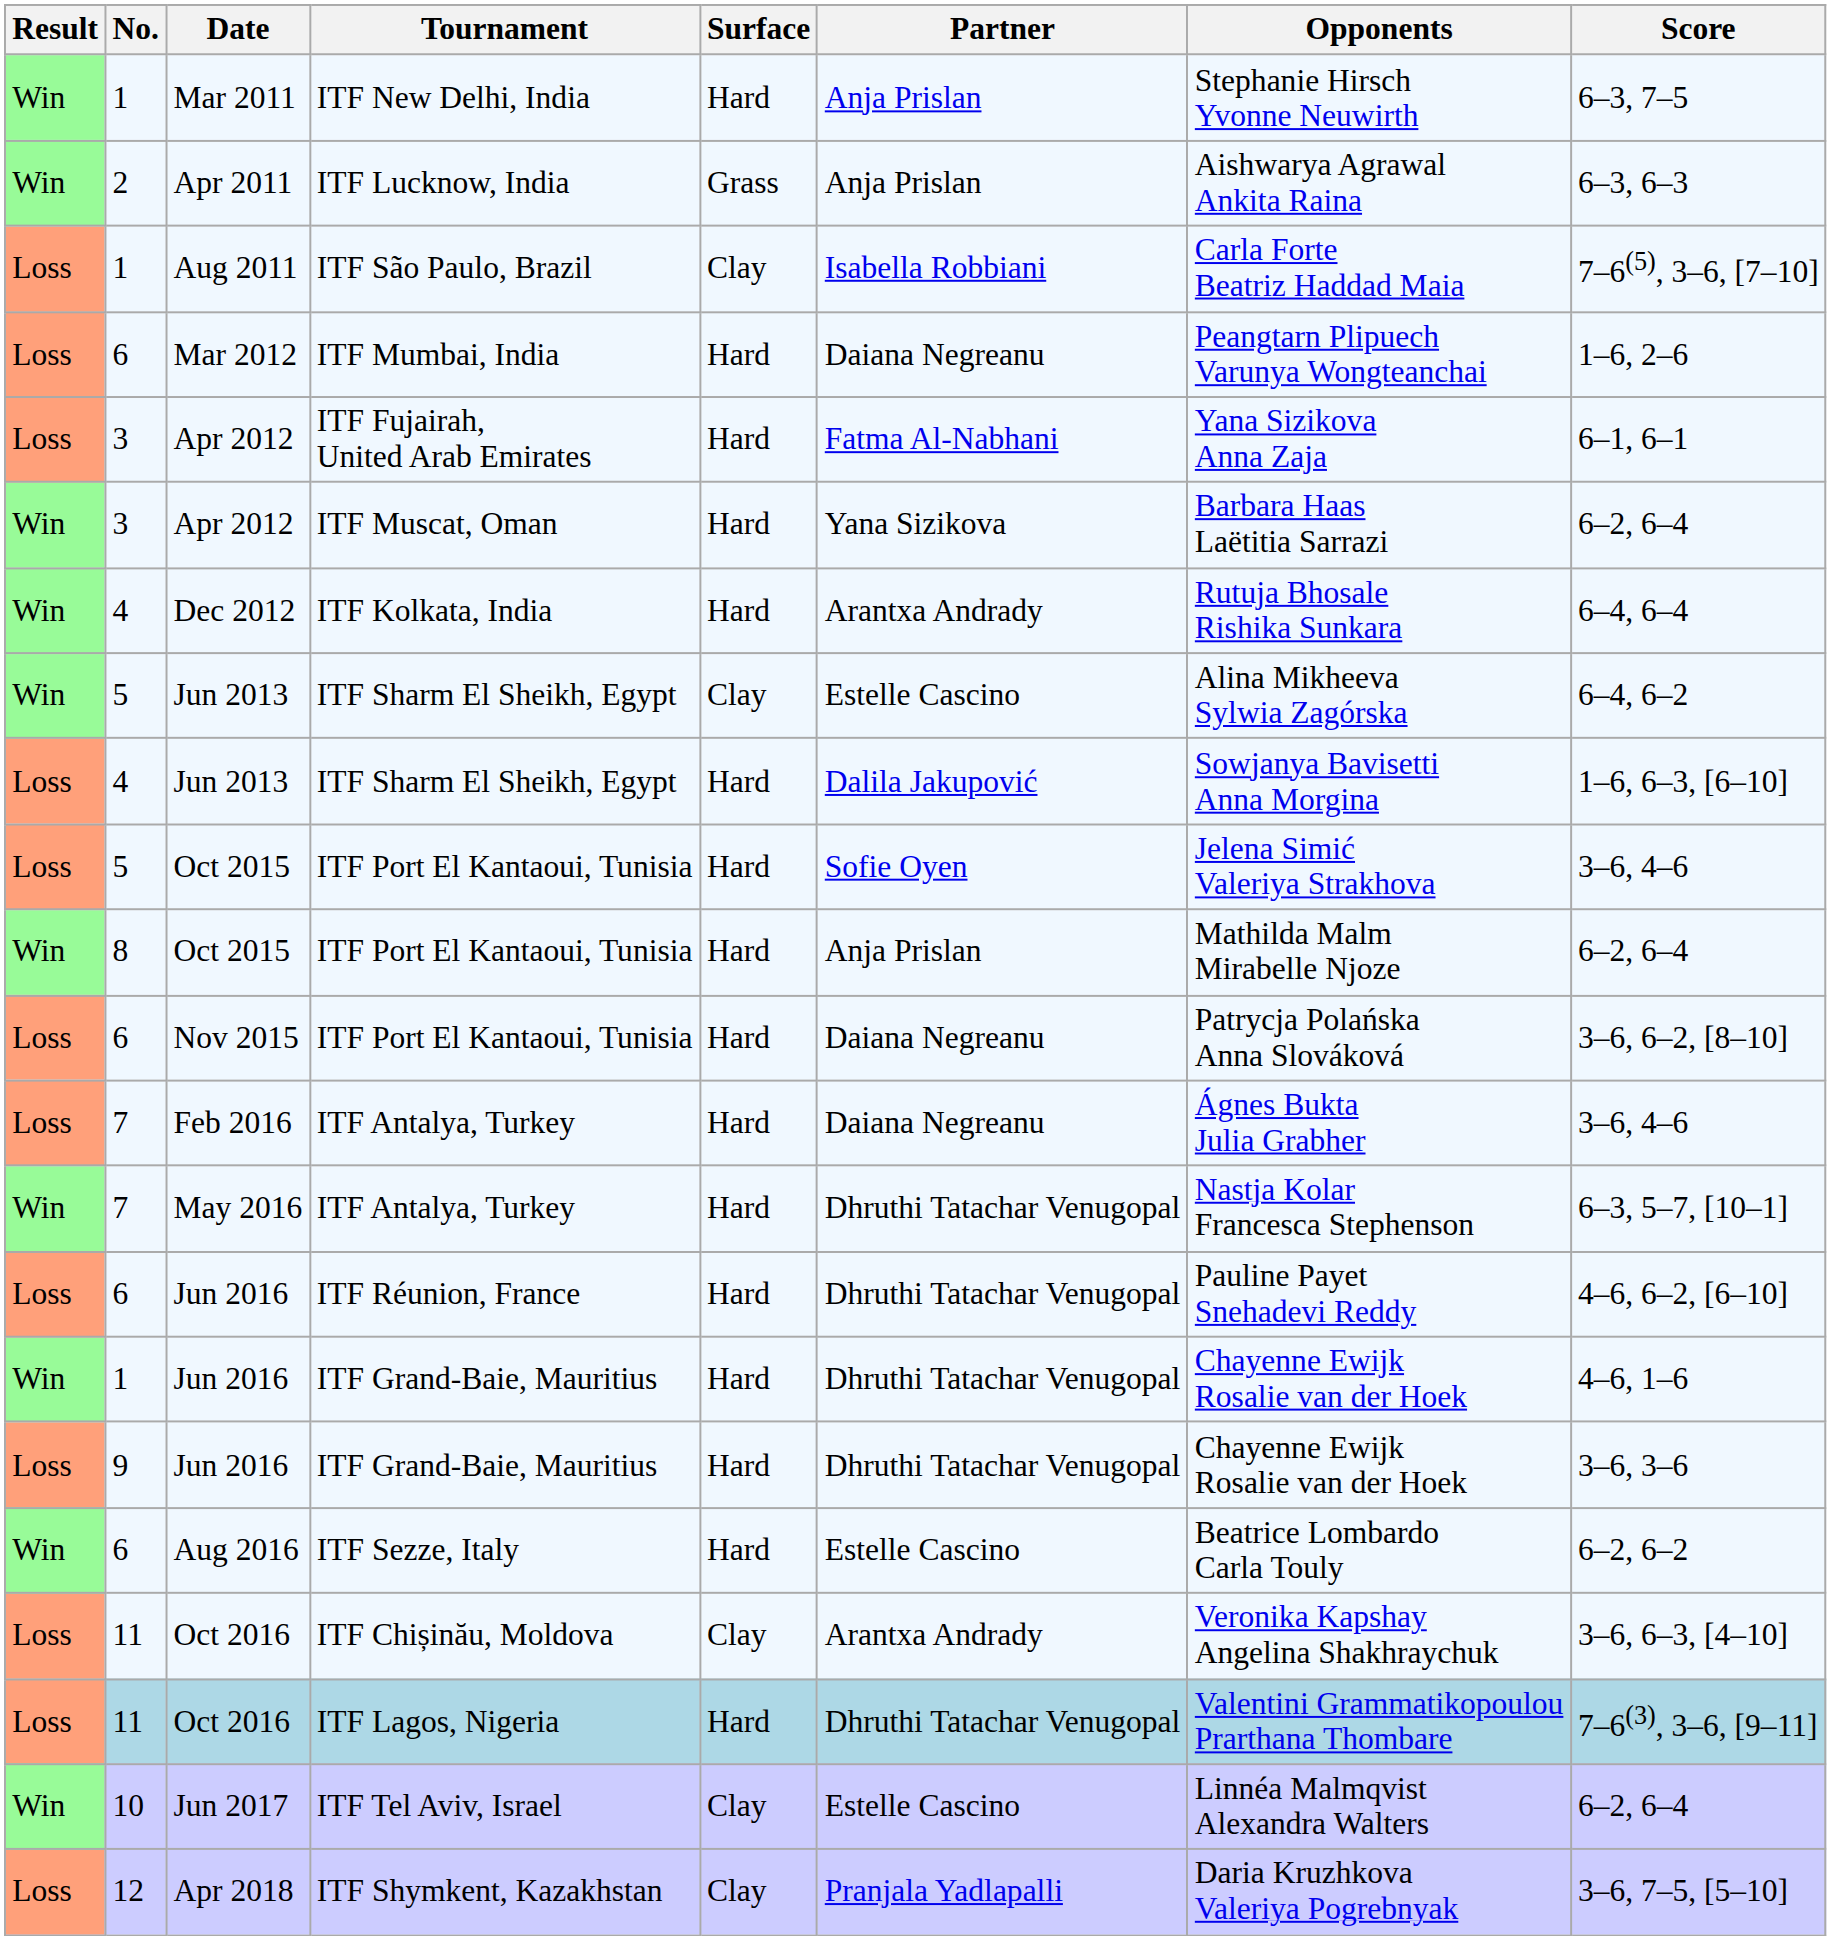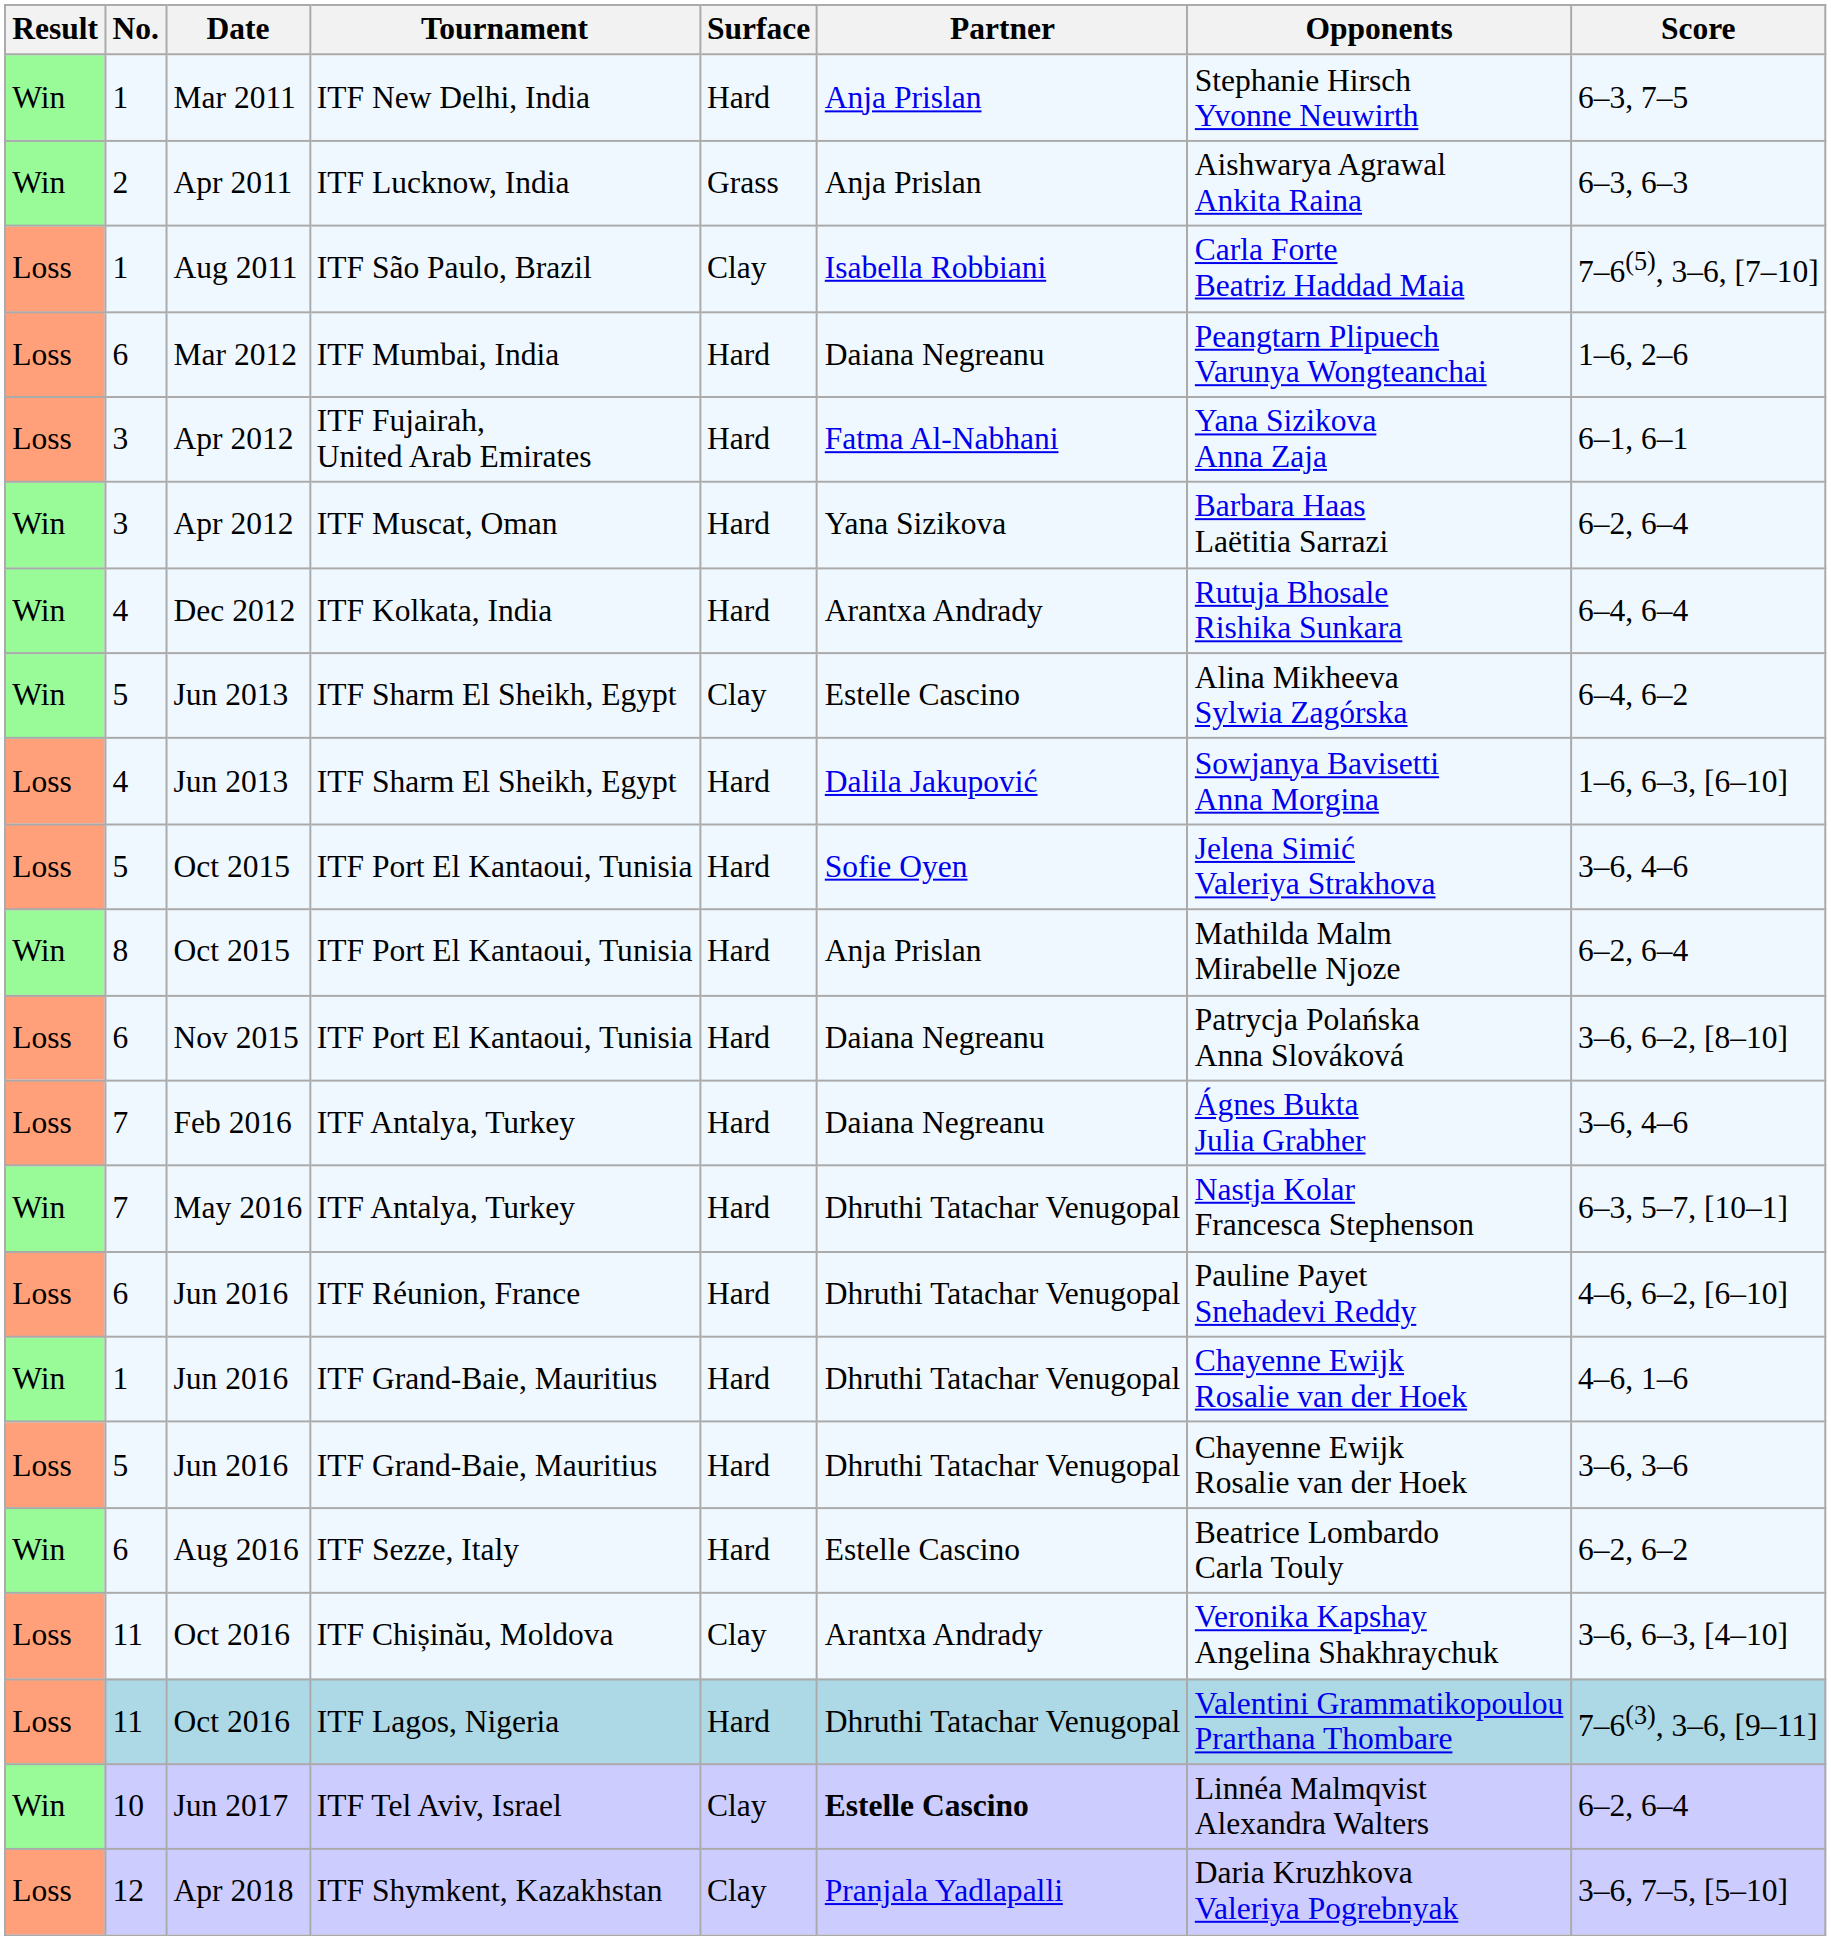(120, 1464) 9 -> (120, 1464) 5
(922, 1806) normal -> (927, 1806) bold
